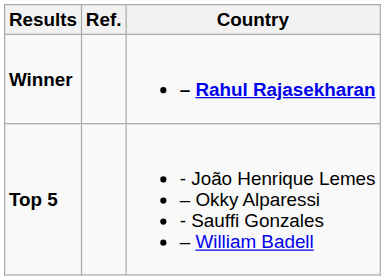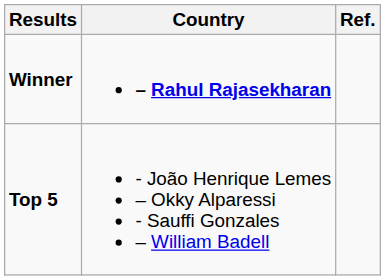columns swapped: (253, 20) <-> (104, 20)
